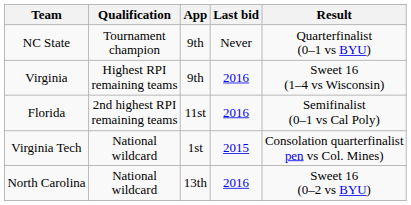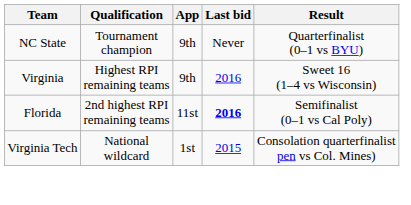(236, 112) normal -> (228, 112) bold
- row: (46, 183)
